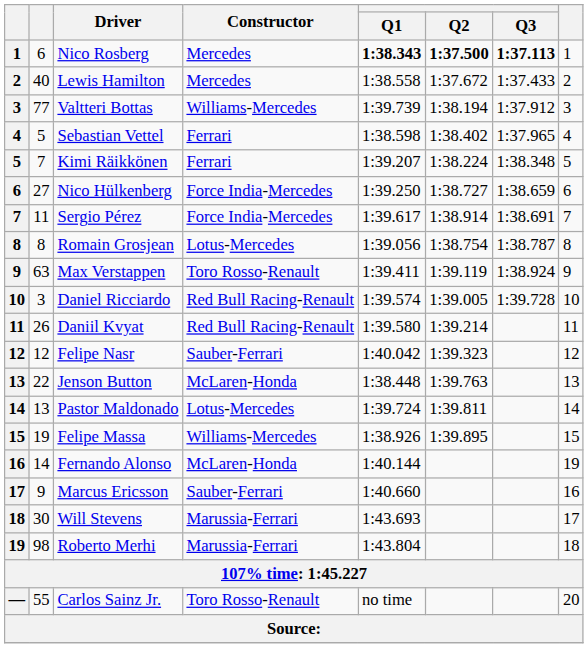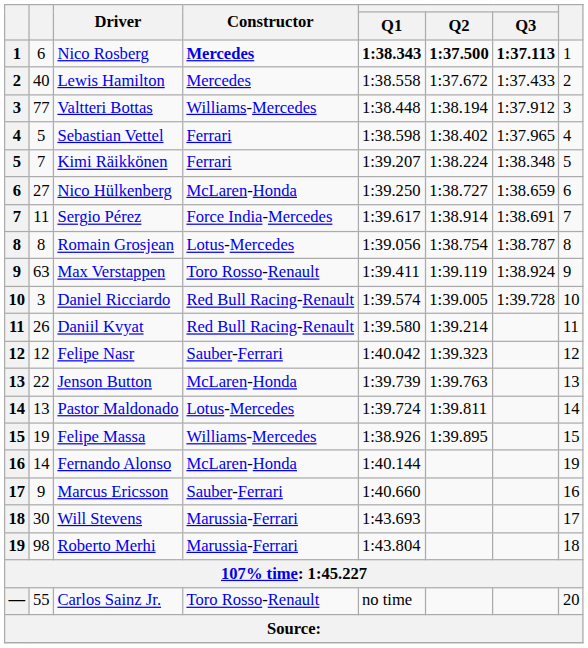(219, 53) normal -> (220, 53) bold
(391, 107) 1:39.739 -> (391, 107) 1:38.448
(259, 189) Force India-Mercedes -> (242, 189) McLaren-Honda
(391, 381) 1:38.448 -> (391, 381) 1:39.739
